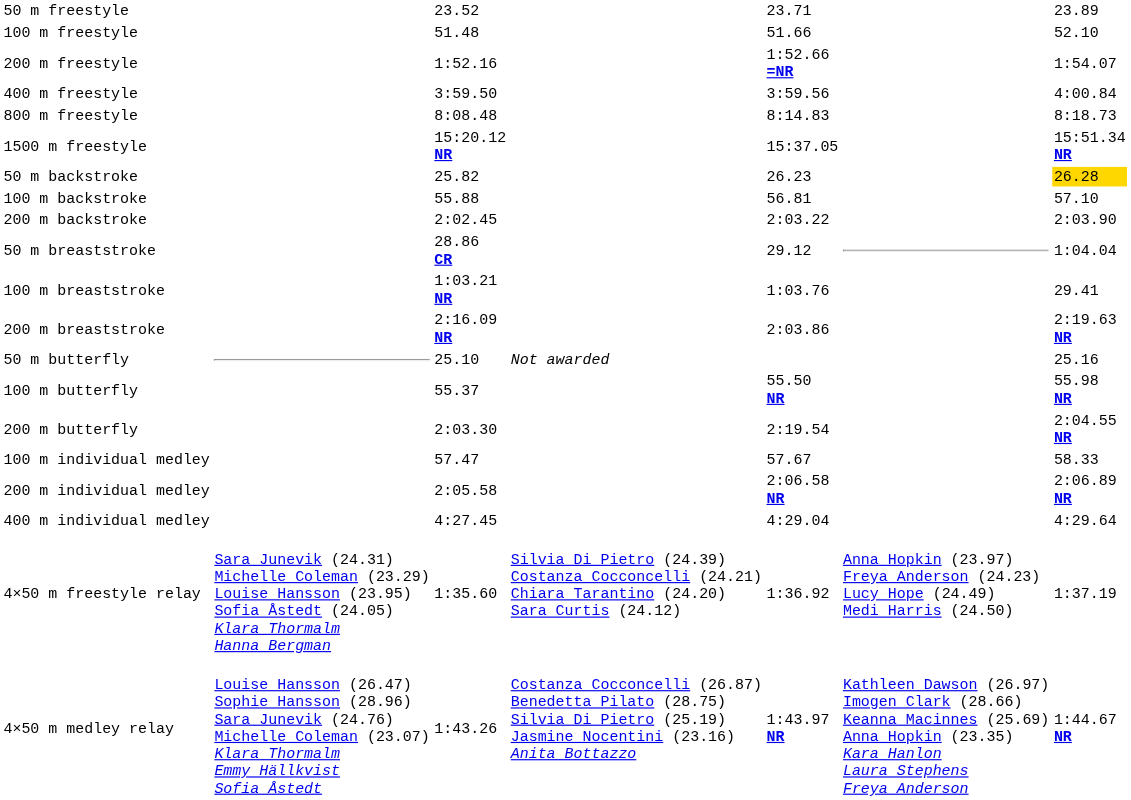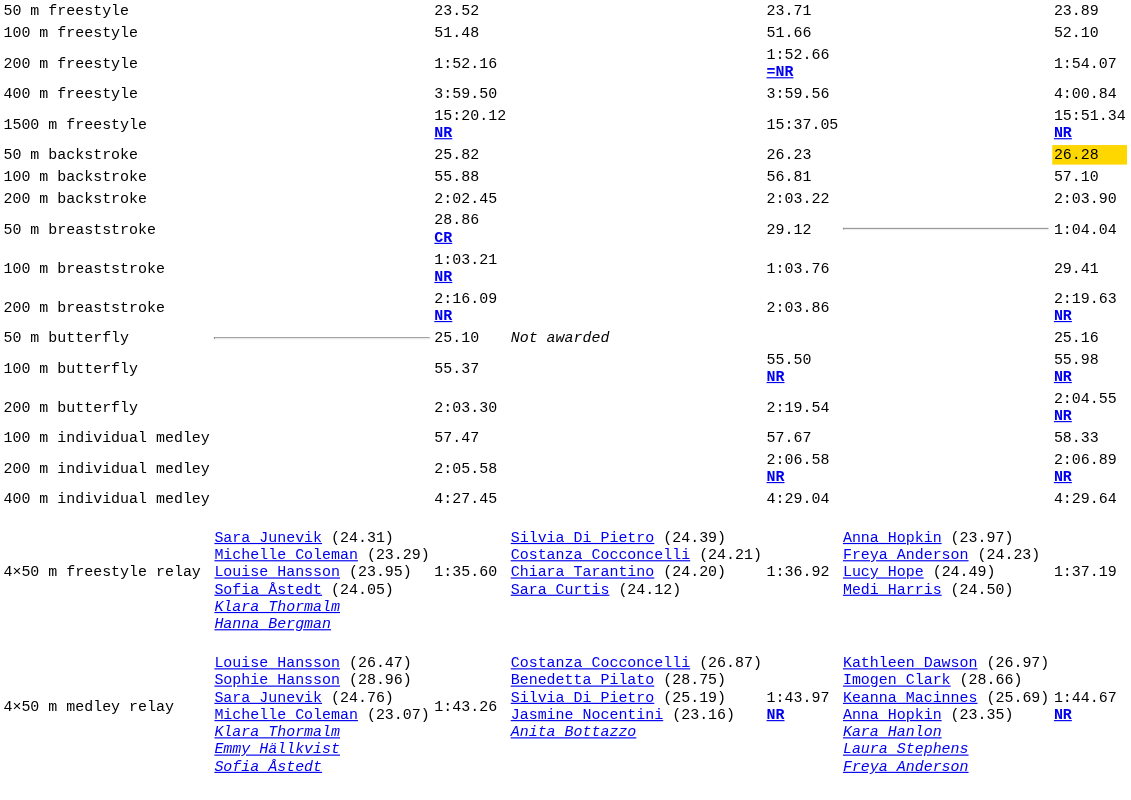- row: (71, 116)
